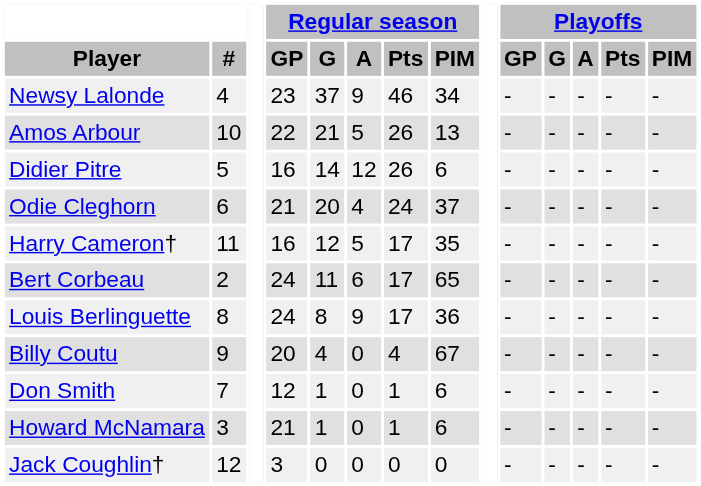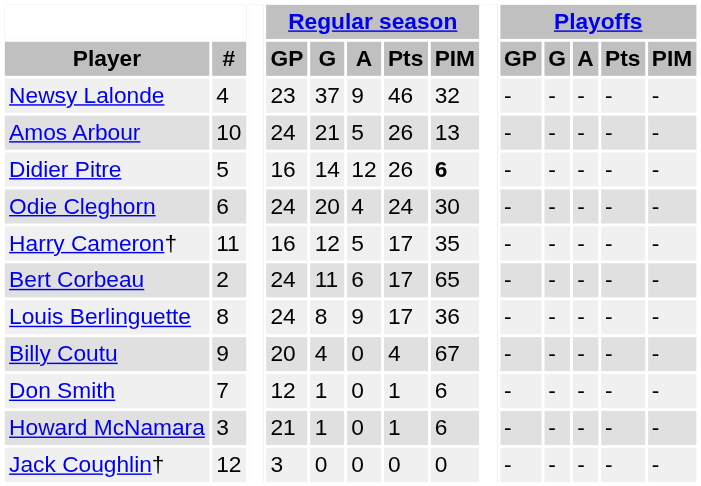(447, 95) 34 -> (447, 95) 32
(283, 132) 22 -> (283, 132) 24
(441, 169) normal -> (441, 169) bold
(283, 206) 21 -> (283, 206) 24
(447, 206) 37 -> (447, 206) 30
